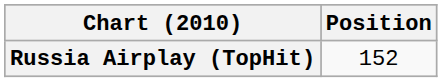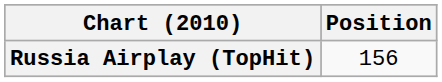(379, 59) 152 -> (379, 59) 156
